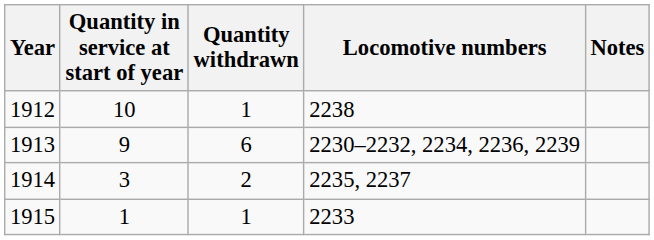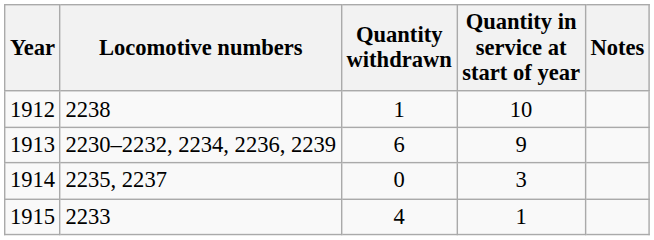columns swapped: (124, 47) <-> (445, 47)
(246, 180) 2 -> (399, 180) 0
(246, 216) 1 -> (399, 216) 4
